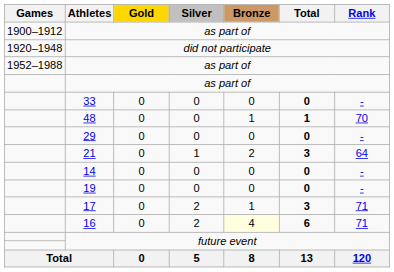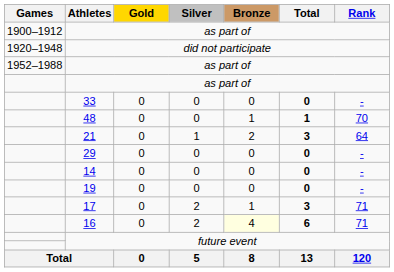rows swapped: (35, 136) <-> (35, 154)
